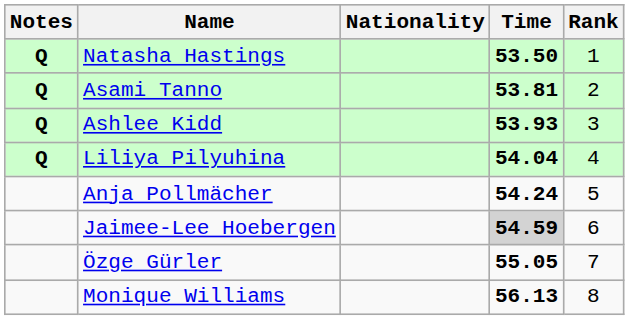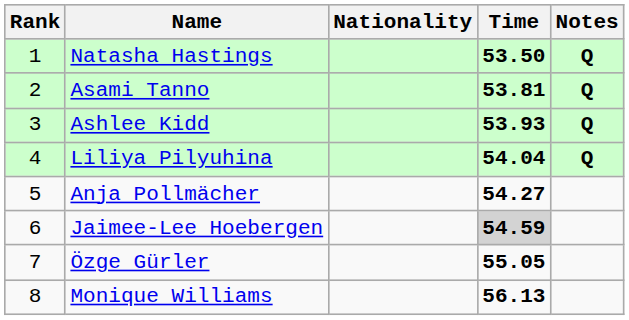columns swapped: (593, 22) <-> (41, 22)
(527, 194) 54.24 -> (514, 194) 54.27
